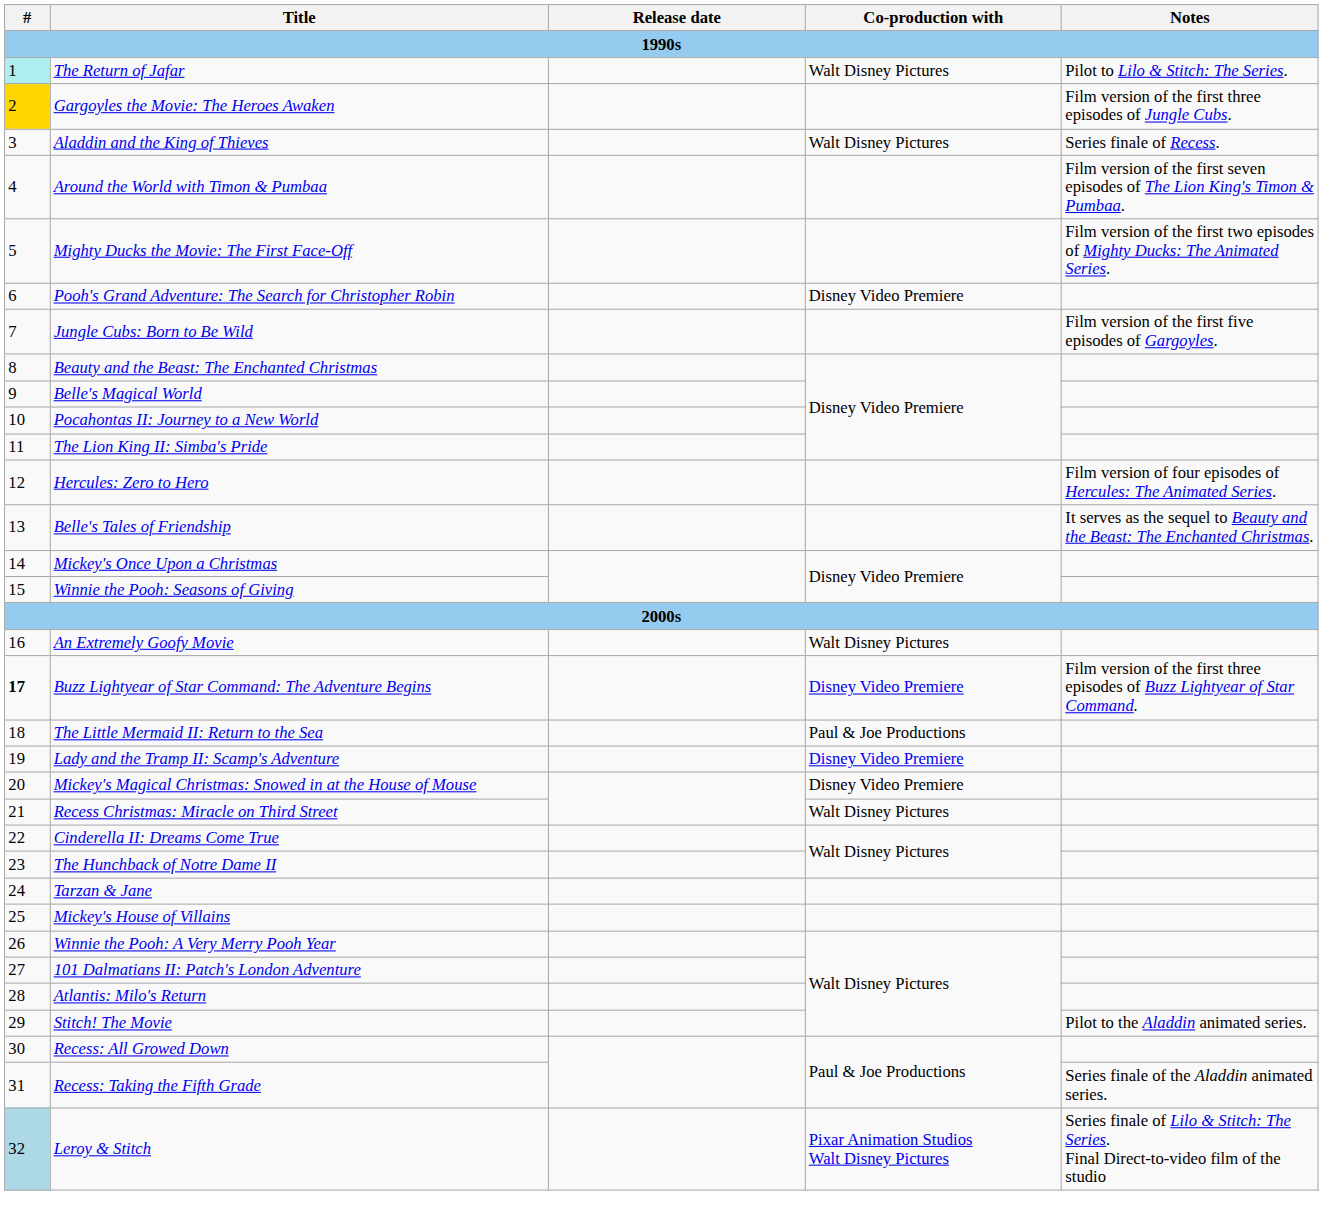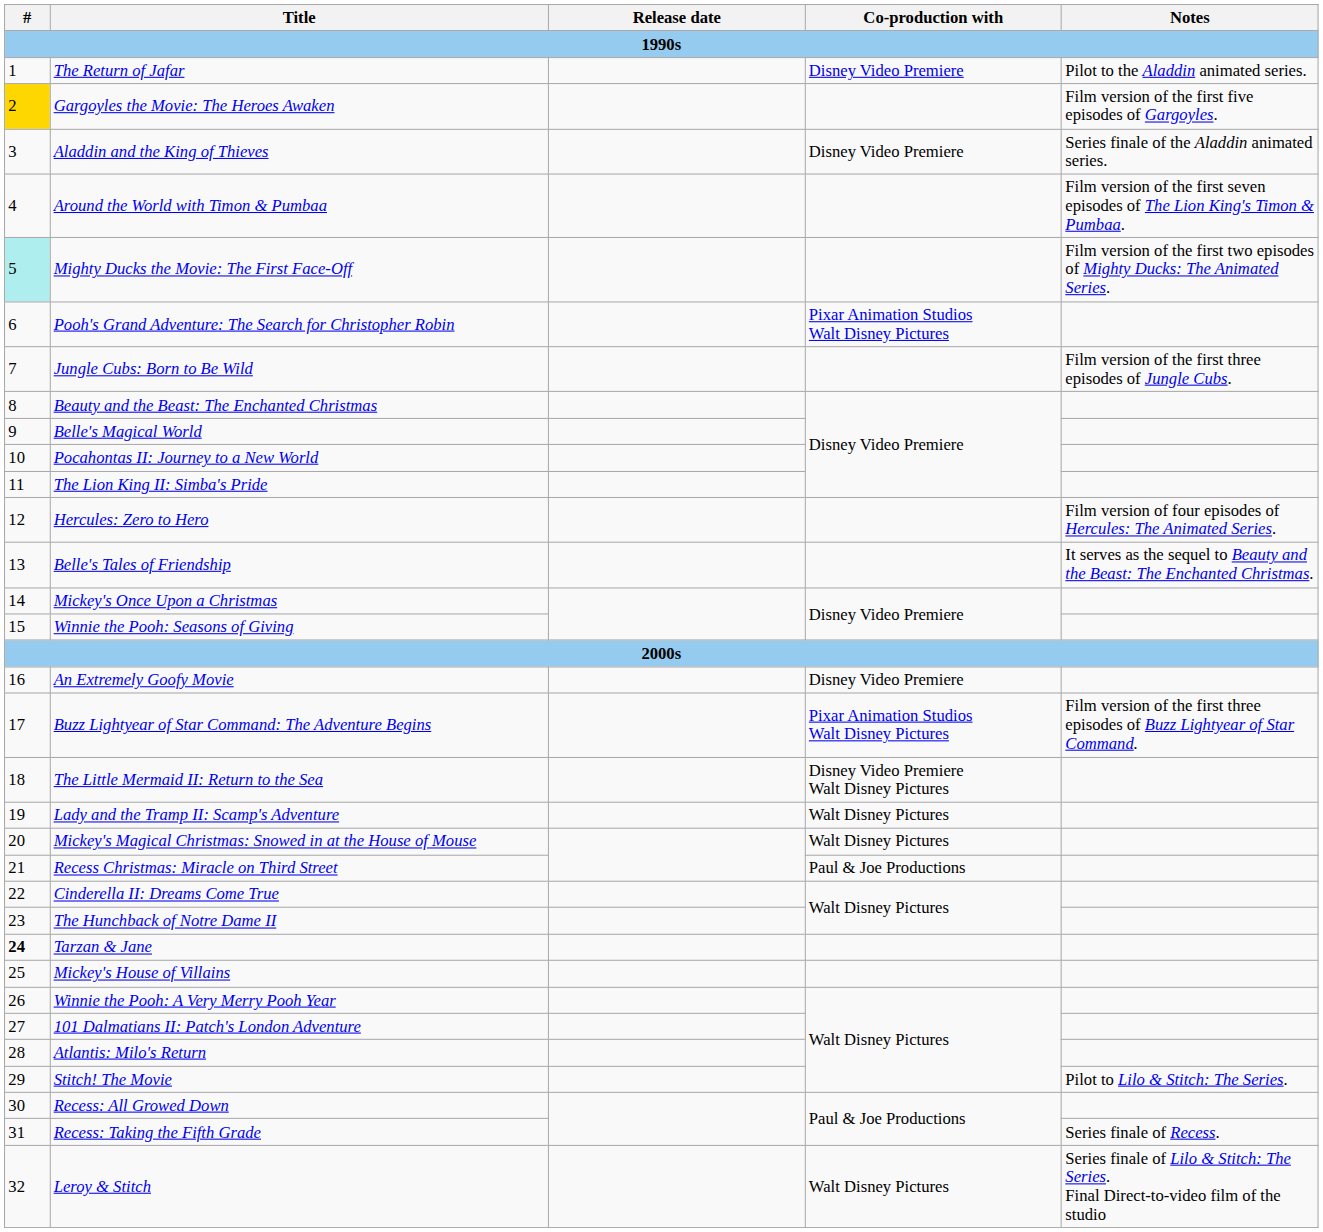(13, 70) paleturquoise background -> (13, 70) no background
(879, 70) Walt Disney Pictures -> (886, 70) Disney Video Premiere
(1177, 70) Pilot to Lilo & Stitch: The Series. -> (1186, 70) Pilot to the Aladdin animated series.
(1163, 106) Film version of the first three episodes of Jungle Cubs. -> (1159, 106) Film version of the first five episodes of Gargoyles.
(879, 141) Walt Disney Pictures -> (886, 151) Disney Video Premiere
(1142, 141) Series finale of Recess. -> (1189, 151) Series finale of the Aladdin animated series.
(13, 250) no background -> (13, 269) paleturquoise background
(886, 296) Disney Video Premiere -> (891, 324) Pixar Animation Studios Walt Disney Pictures
(1159, 331) Film version of the first five episodes of Gargoyles. -> (1163, 369) Film version of the first three episodes of Jungle Cubs.
(879, 642) Walt Disney Pictures -> (886, 679) Disney Video Premiere
(17, 687) bold -> (17, 725) normal
(886, 687) Disney Video Premiere -> (891, 725) Pixar Animation Studios Walt Disney Pictures
(887, 732) Paul & Joe Productions -> (886, 779) Disney Video Premiere Walt Disney Pictures
(886, 759) Disney Video Premiere -> (879, 815) Walt Disney Pictures
(886, 785) Disney Video Premiere -> (879, 841) Walt Disney Pictures
(879, 811) Walt Disney Pictures -> (887, 868) Paul & Joe Productions
(17, 891) normal -> (17, 947) bold
(1186, 1022) Pilot to the Aladdin animated series. -> (1177, 1079) Pilot to Lilo & Stitch: The Series.
(1189, 1085) Series finale of the Aladdin animated series. -> (1142, 1131) Series finale of Recess.
(17, 1148) lightblue background -> (17, 1186) no background
(891, 1148) Pixar Animation Studios Walt Disney Pictures -> (879, 1186) Walt Disney Pictures
